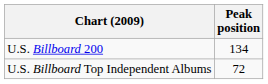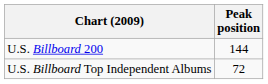(239, 48) 134 -> (239, 48) 144
